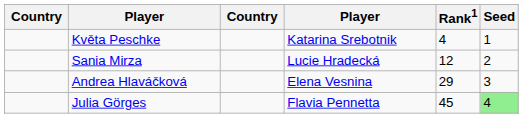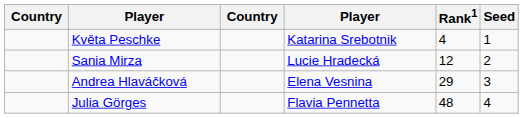(446, 102) 45 -> (446, 102) 48
(487, 102) lightgreen background -> (487, 102) no background
